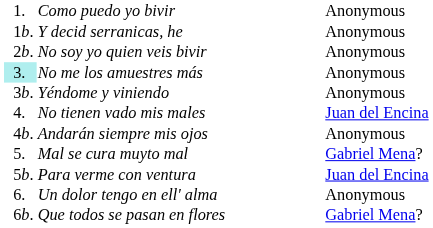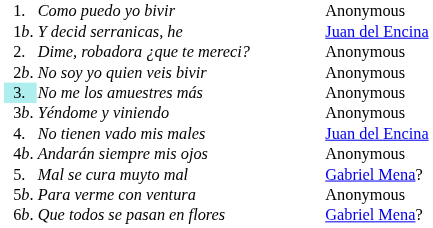(365, 31) Anonymous -> (377, 31) Juan del Encina
+ row: (144, 51)
(377, 174) Juan del Encina -> (365, 194) Anonymous
- row: (128, 194)
